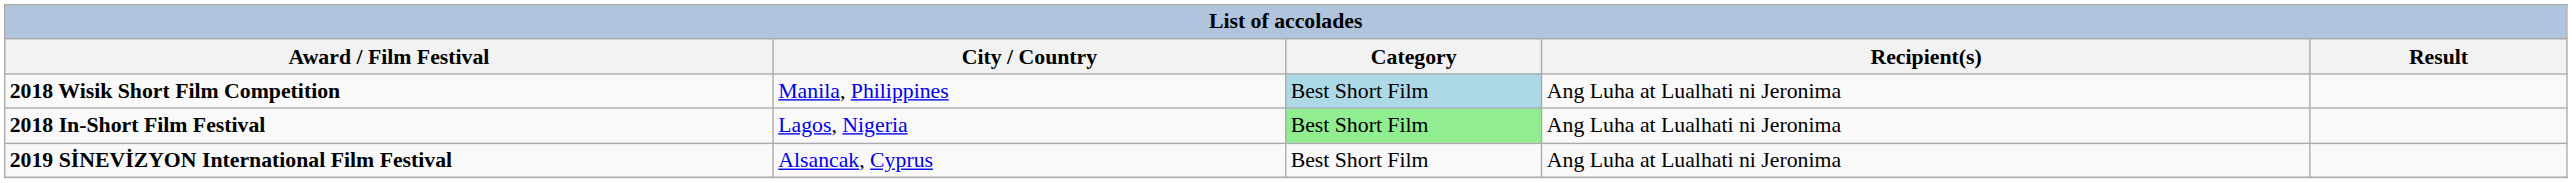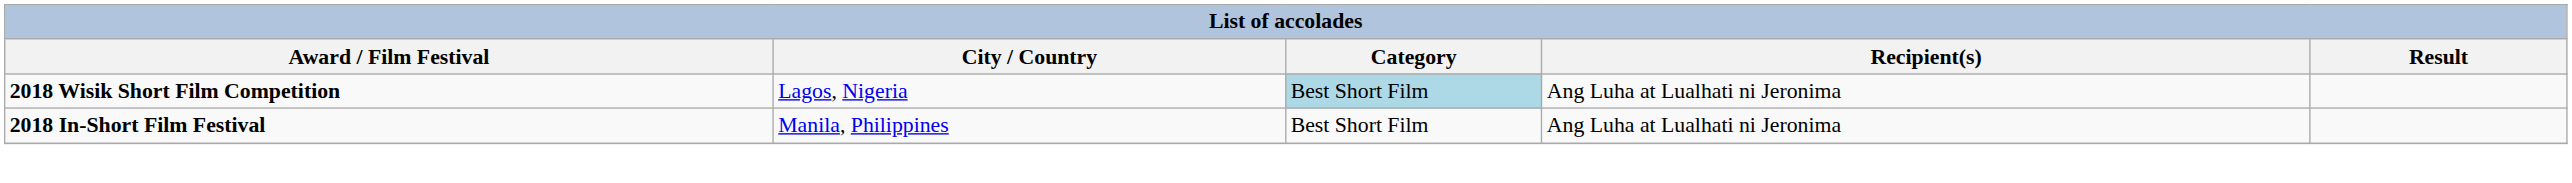(863, 90) Manila, Philippines -> (843, 90) Lagos, Nigeria
(843, 125) Lagos, Nigeria -> (863, 125) Manila, Philippines
(1360, 125) lightgreen background -> (1360, 125) no background
- row: (231, 159)
